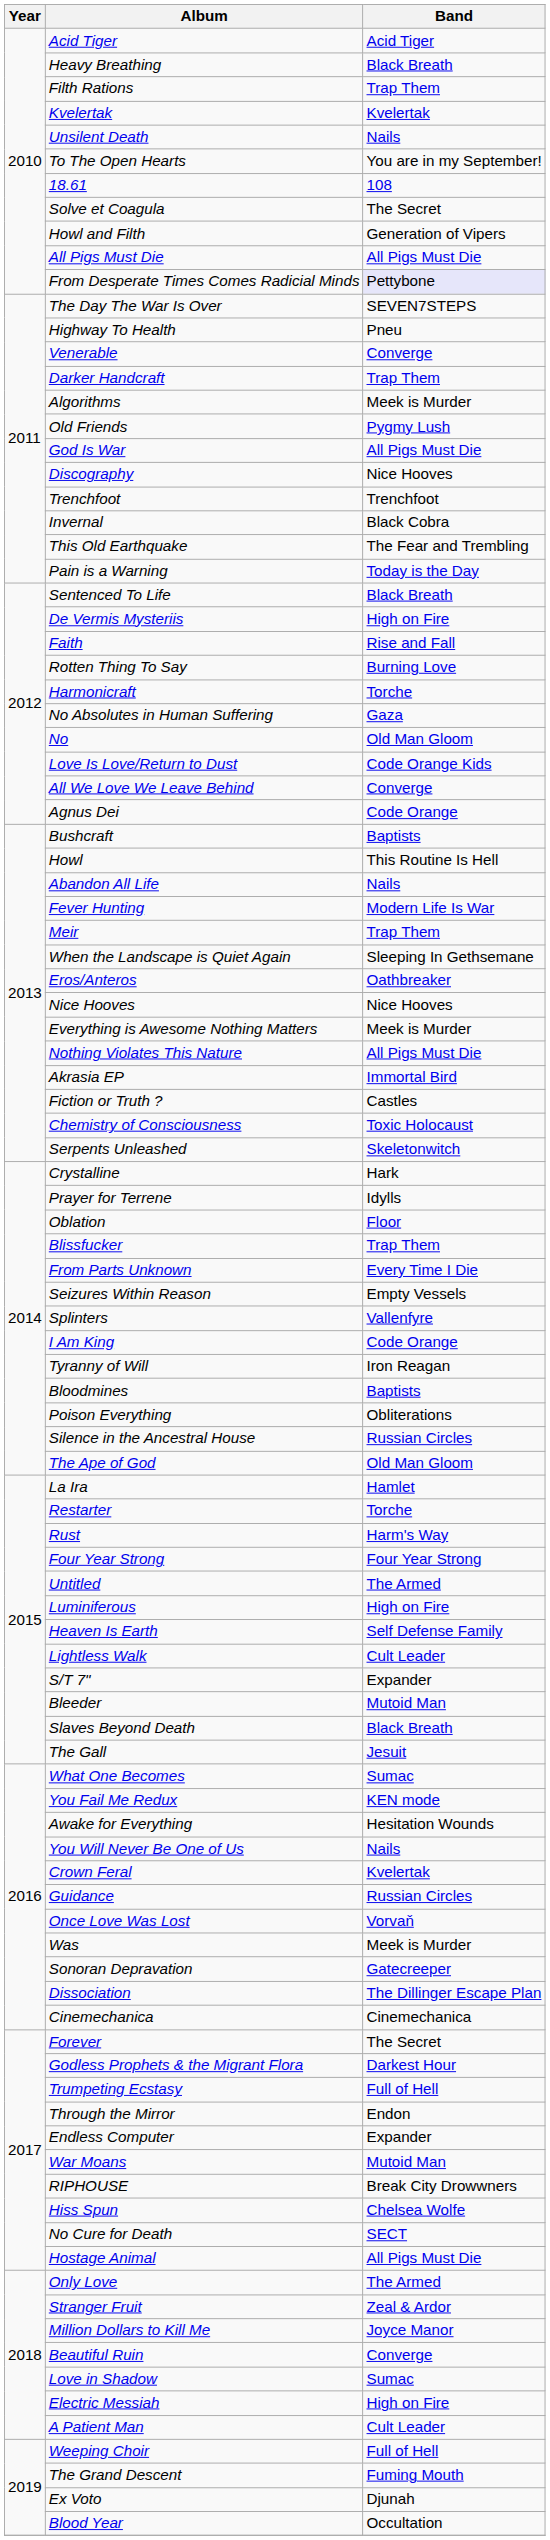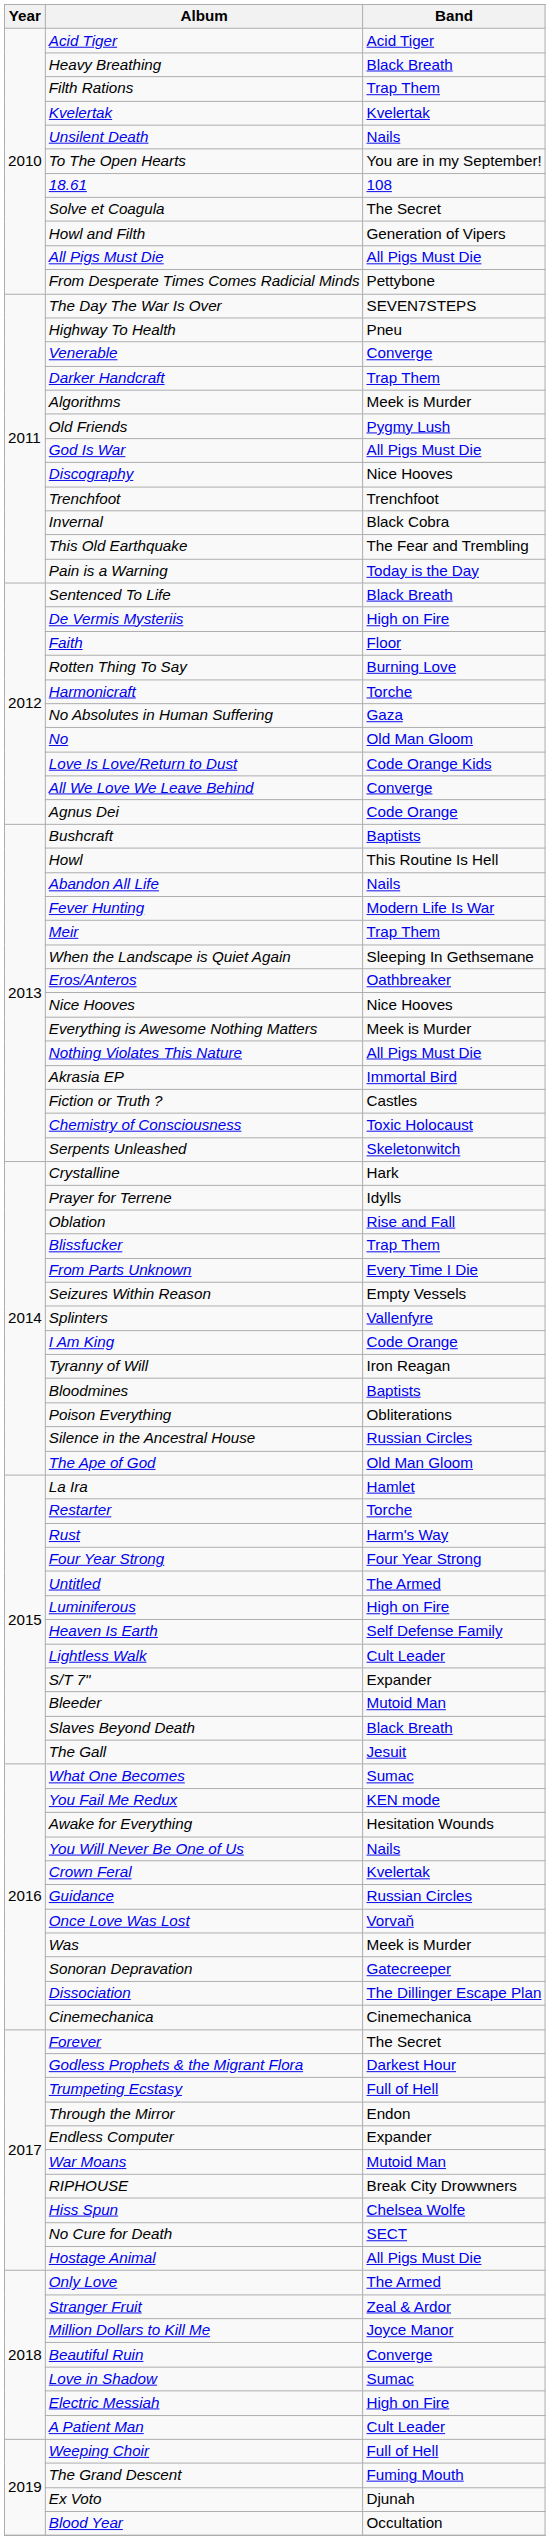(401, 281) lavender background -> (401, 281) no background
(411, 643) Rise and Fall -> (384, 643) Floor
(384, 1221) Floor -> (411, 1221) Rise and Fall
